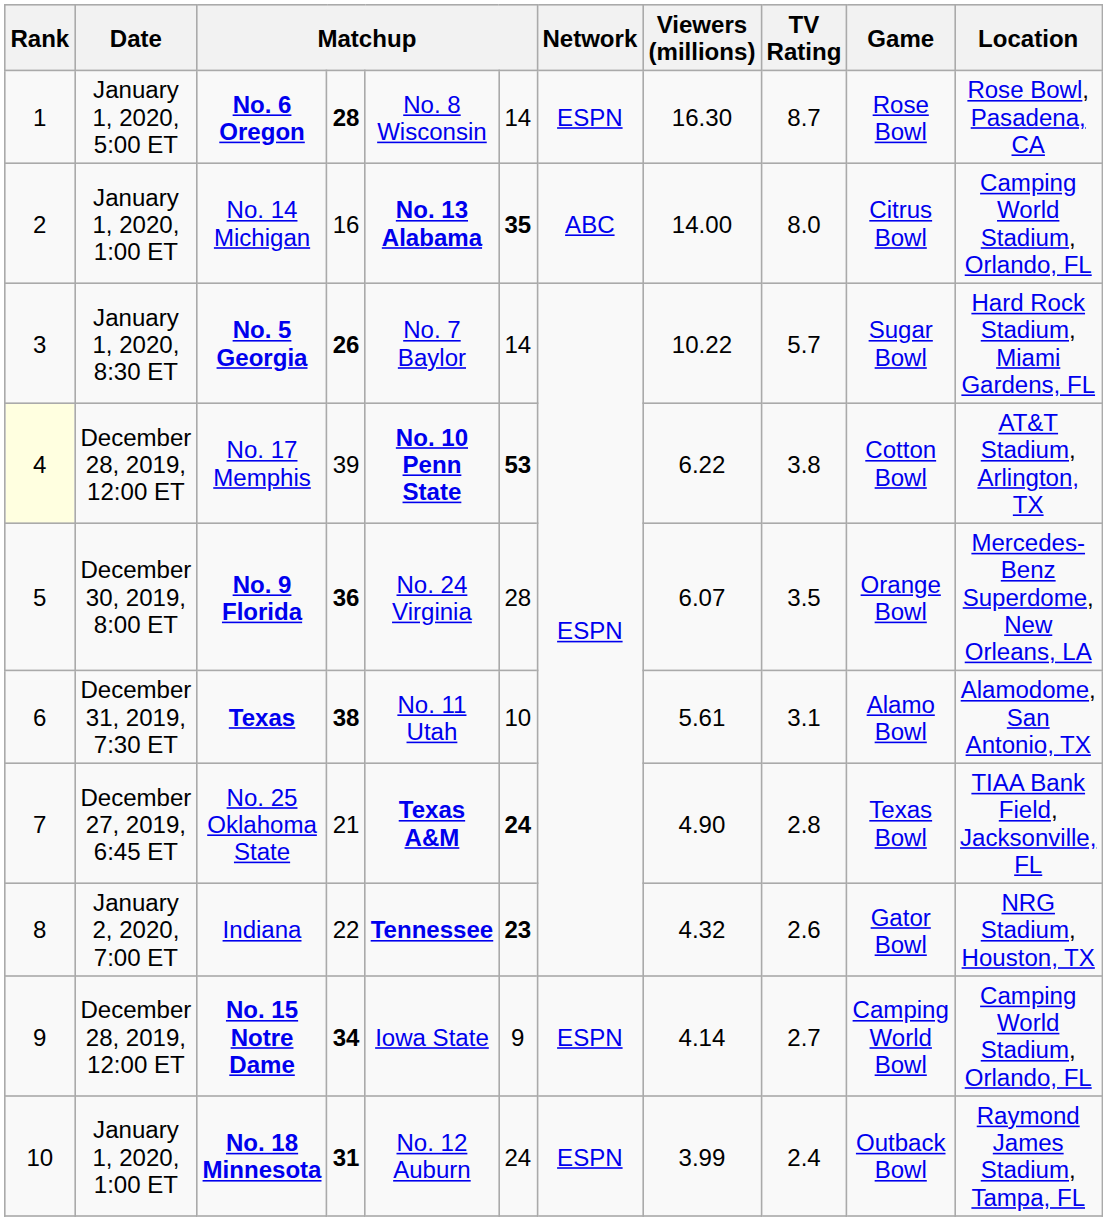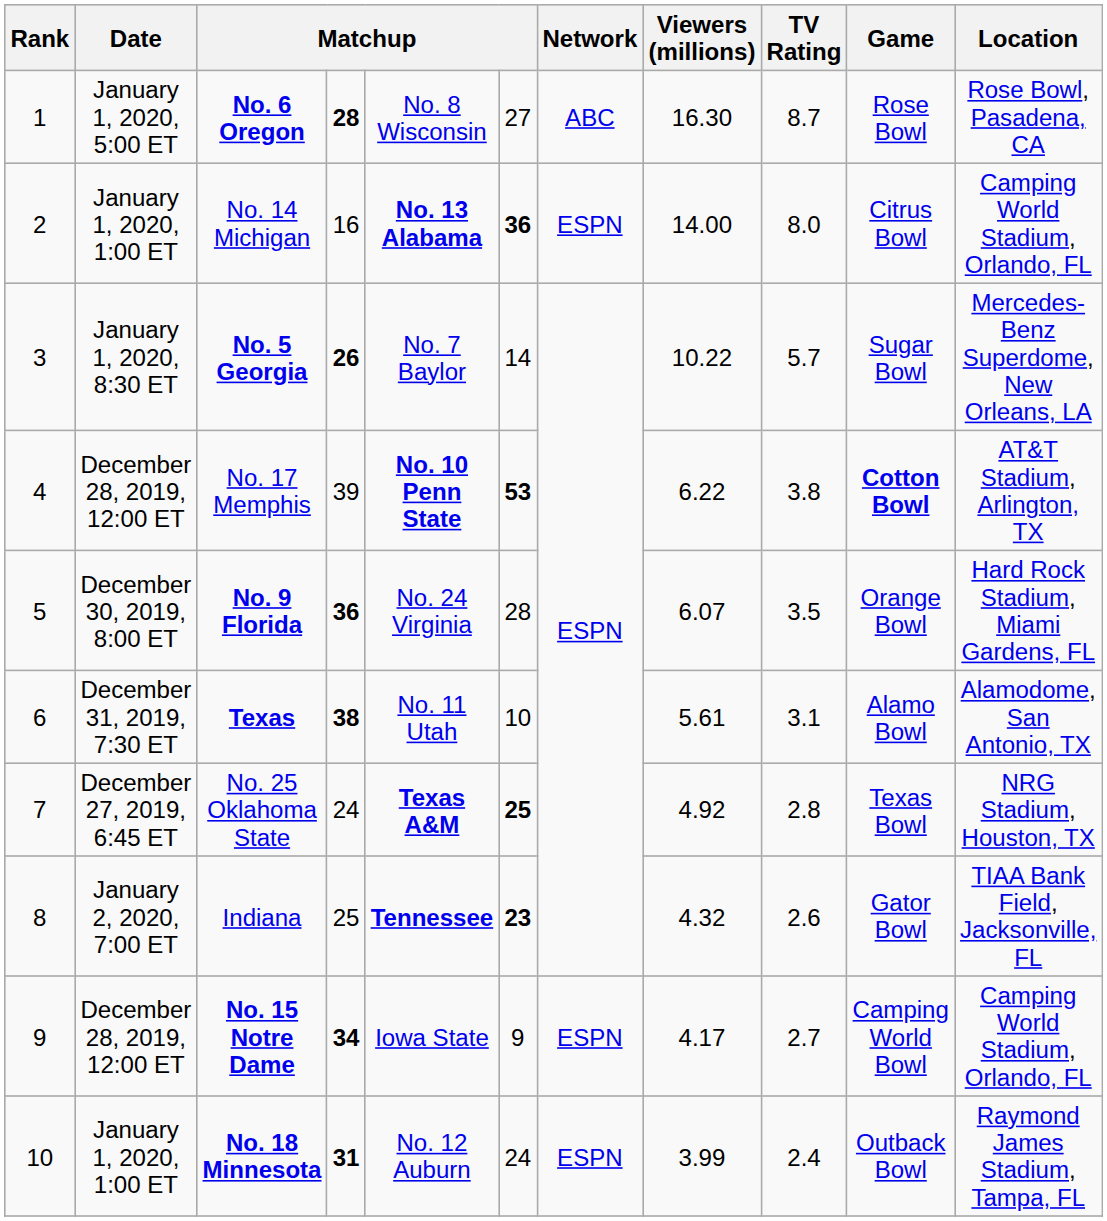(518, 117) 14 -> (518, 117) 27
(590, 117) ESPN -> (590, 117) ABC
(518, 223) 35 -> (518, 223) 36
(590, 223) ABC -> (590, 223) ESPN
(1028, 343) Hard Rock Stadium, Miami Gardens, FL -> (1028, 357) Mercedes-Benz Superdome, New Orleans, LA
(40, 463) lightyellow background -> (40, 490) no background
(901, 463) normal -> (901, 490) bold
(1028, 597) Mercedes-Benz Superdome, New Orleans, LA -> (1028, 610) Hard Rock Stadium, Miami Gardens, FL
(346, 823) 21 -> (346, 810) 24
(518, 823) 24 -> (518, 810) 25
(702, 823) 4.90 -> (702, 810) 4.92
(1028, 823) TIAA Bank Field, Jacksonville, FL -> (1028, 810) NRG Stadium, Houston, TX
(346, 930) 22 -> (346, 916) 25
(1028, 930) NRG Stadium, Houston, TX -> (1028, 916) TIAA Bank Field, Jacksonville, FL
(702, 1036) 4.14 -> (702, 1036) 4.17
